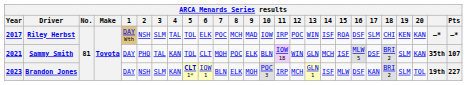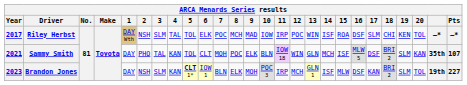(420, 35) KAN -> (420, 35) TOL
